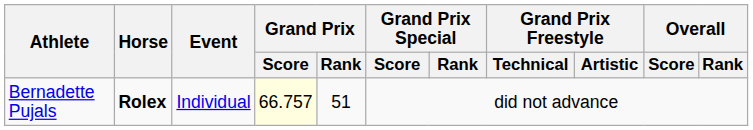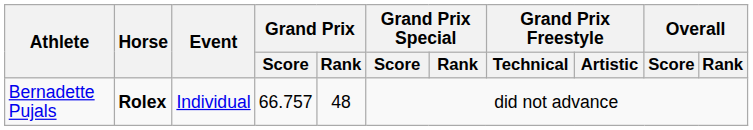(286, 102) lightyellow background -> (286, 102) no background
(341, 102) 51 -> (341, 102) 48
